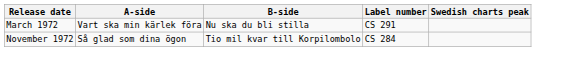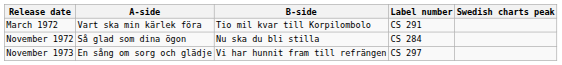(257, 25) Nu ska du bli stilla -> (293, 25) Tio mil kvar till Korpilombolo
(283, 39) Tio mil kvar till Korpilombolo -> (268, 39) Nu ska du bli stilla
+ row: (40, 53)
